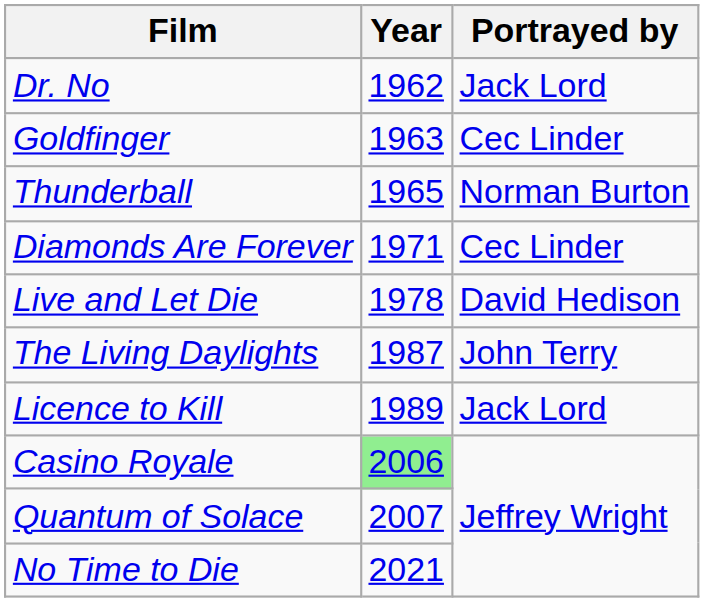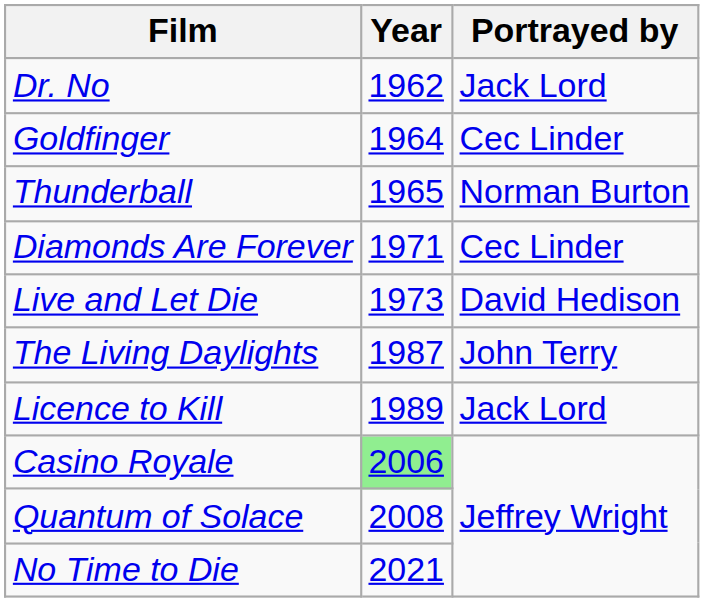(406, 138) 1963 -> (406, 138) 1964
(406, 300) 1978 -> (406, 300) 1973
(406, 515) 2007 -> (406, 515) 2008
